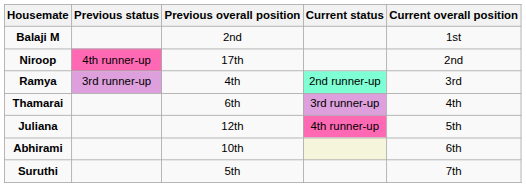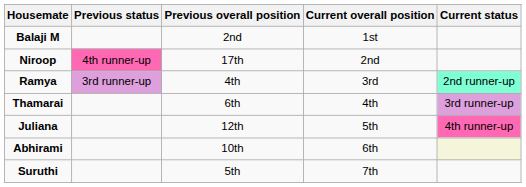columns swapped: (345, 15) <-> (454, 15)
